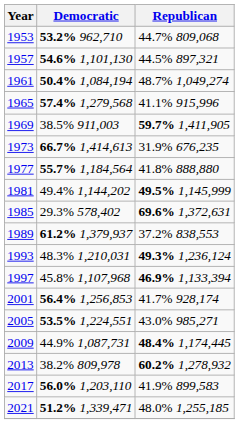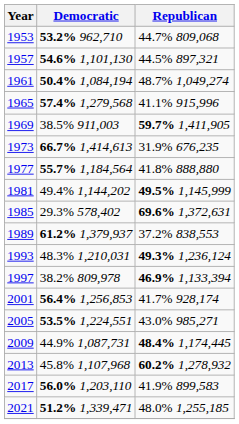(85, 277) 45.8% 1,107,968 -> (80, 277) 38.2% 809,978
(80, 364) 38.2% 809,978 -> (85, 364) 45.8% 1,107,968
